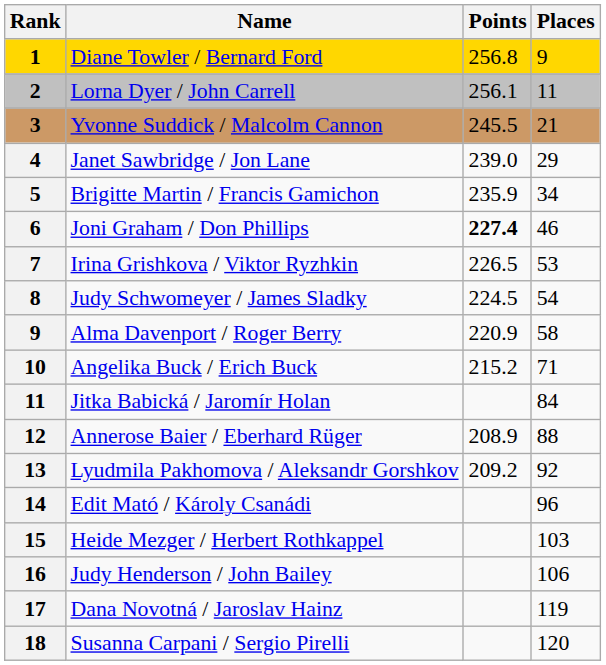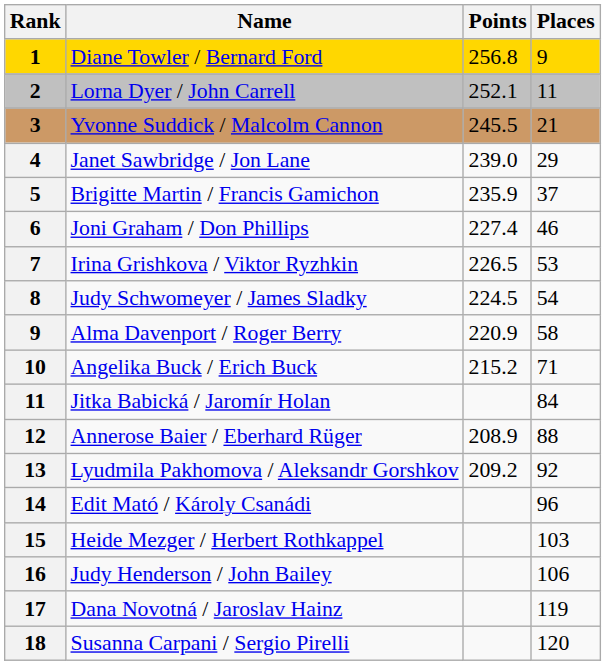(493, 90) 256.1 -> (493, 90) 252.1
(548, 194) 34 -> (548, 194) 37
(493, 228) bold -> (493, 228) normal
